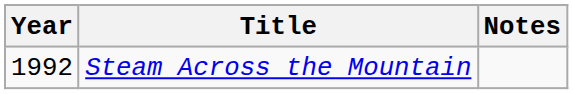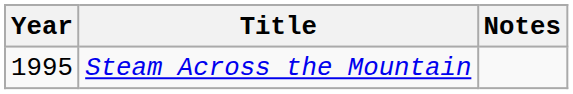(42, 68) 1992 -> (42, 68) 1995
